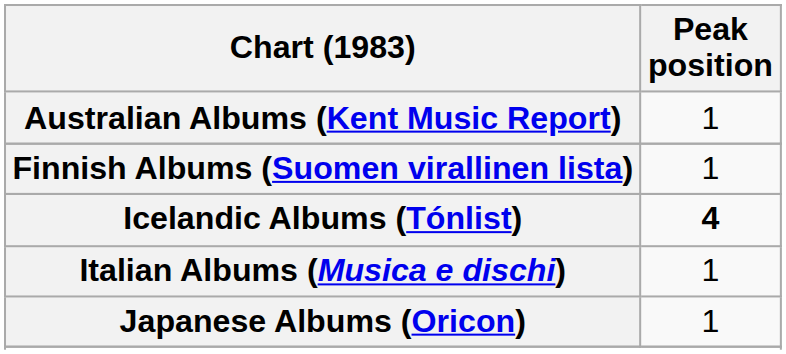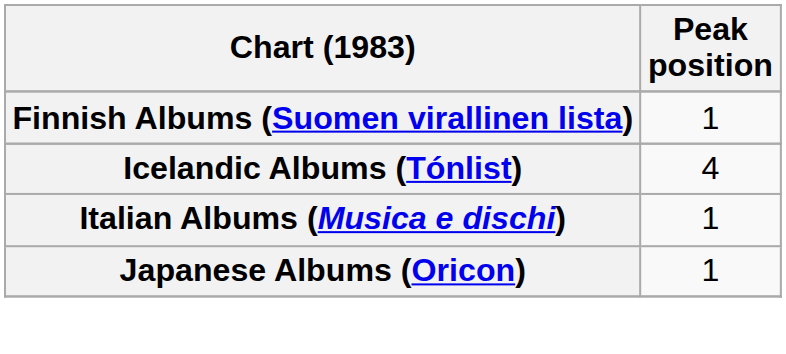- row: (323, 117)
(710, 219) bold -> (710, 168) normal
